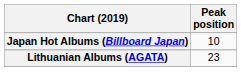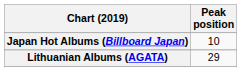(214, 58) 23 -> (214, 58) 29
